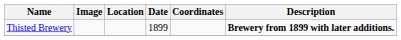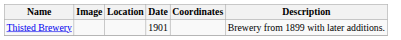(158, 27) 1899 -> (158, 27) 1901
(311, 27) bold -> (306, 27) normal
